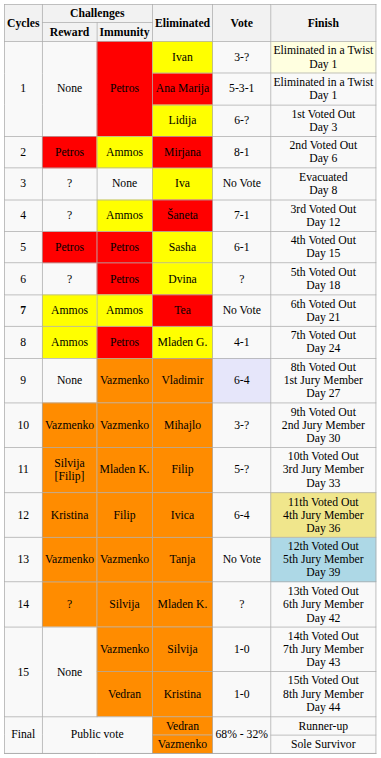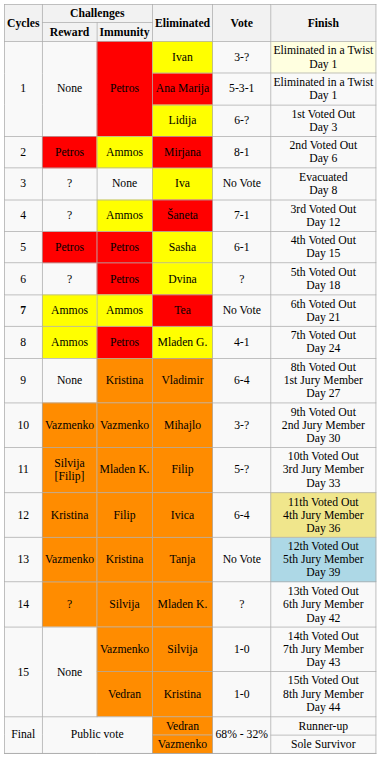(125, 380) Vazmenko -> (125, 380) Kristina
(242, 380) lavender background -> (242, 380) no background
(125, 559) Vazmenko -> (125, 559) Kristina
